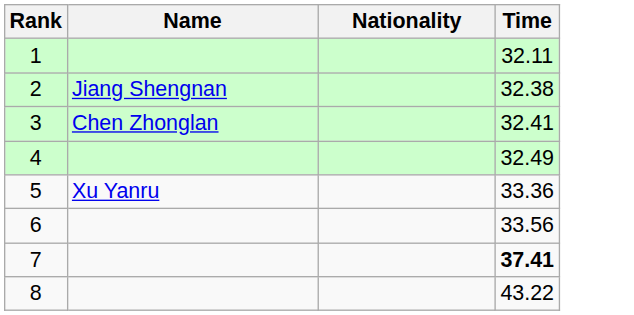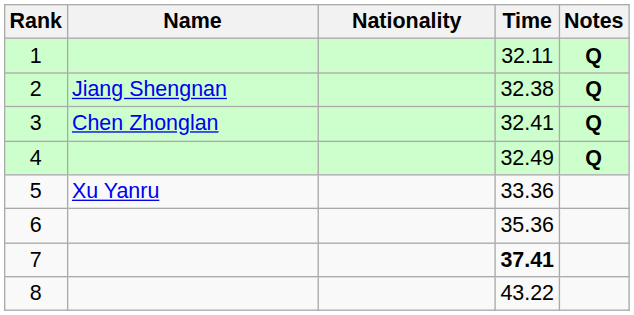+ column: (594, 21)
(527, 225) 33.56 -> (527, 225) 35.36
